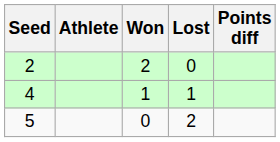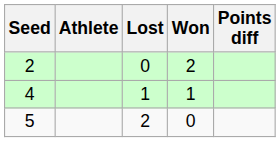columns swapped: (145, 28) <-> (191, 28)
